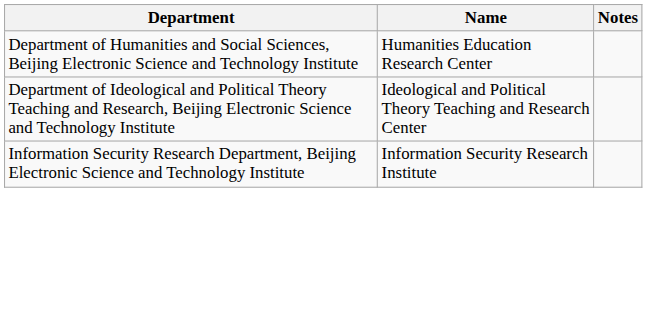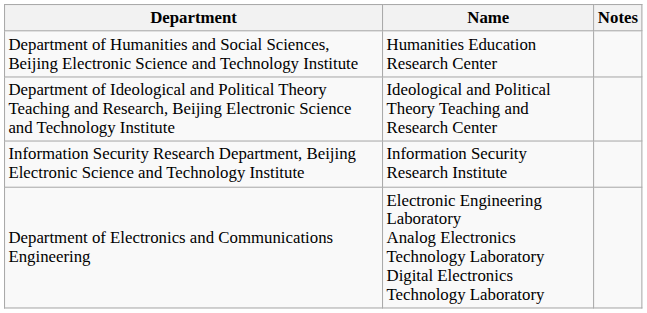+ row: (171, 247)
